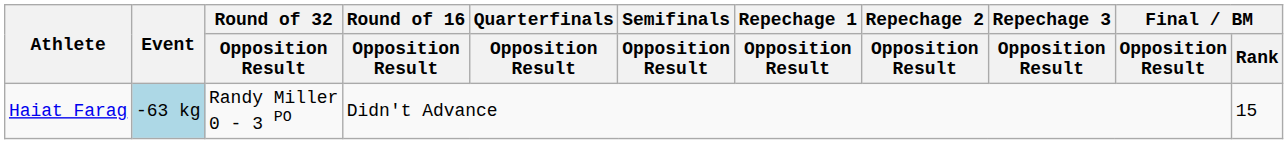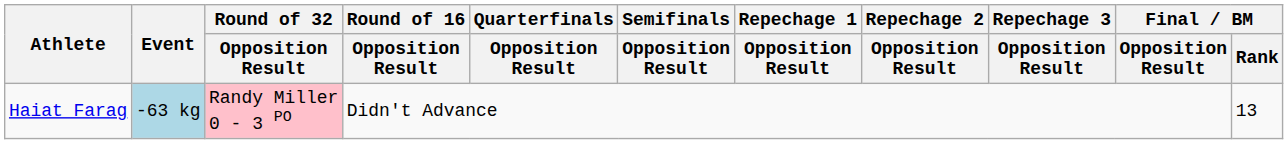(274, 111) no background -> (274, 111) pink background
(1246, 111) 15 -> (1246, 111) 13
